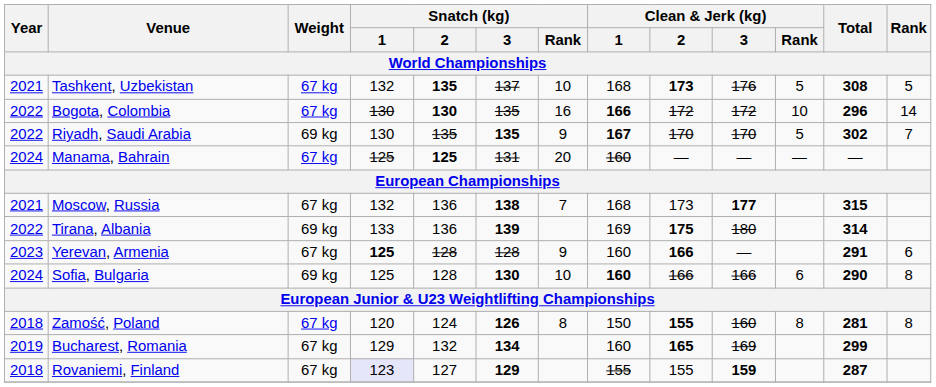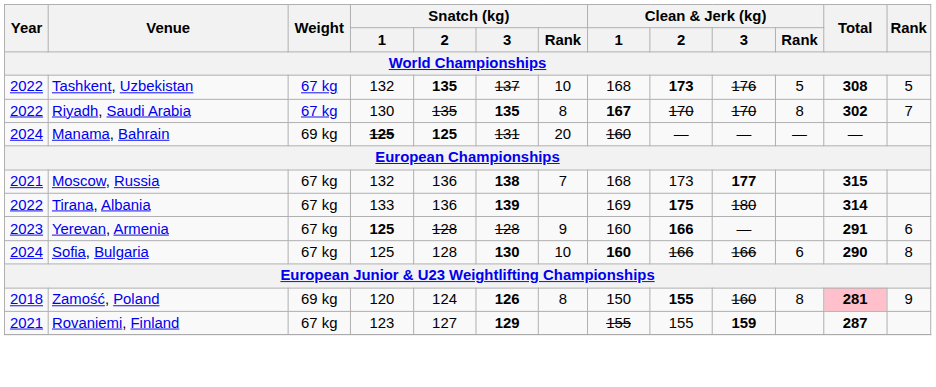(26, 87) 2021 -> (26, 87) 2022
- row: (111, 110)
(319, 134) 69 kg -> (319, 110) 67 kg
(563, 134) 9 -> (563, 110) 8
(800, 134) 5 -> (800, 110) 8
(319, 157) 67 kg -> (319, 134) 69 kg
(382, 157) normal -> (382, 134) bold
(319, 228) 69 kg -> (319, 205) 67 kg
(319, 275) 69 kg -> (319, 252) 67 kg
(319, 323) 67 kg -> (319, 299) 69 kg
(855, 323) no background -> (855, 299) pink background
(909, 323) 8 -> (909, 299) 9
- row: (119, 346)
(26, 370) 2018 -> (26, 323) 2021
(382, 370) lavender background -> (382, 323) no background
